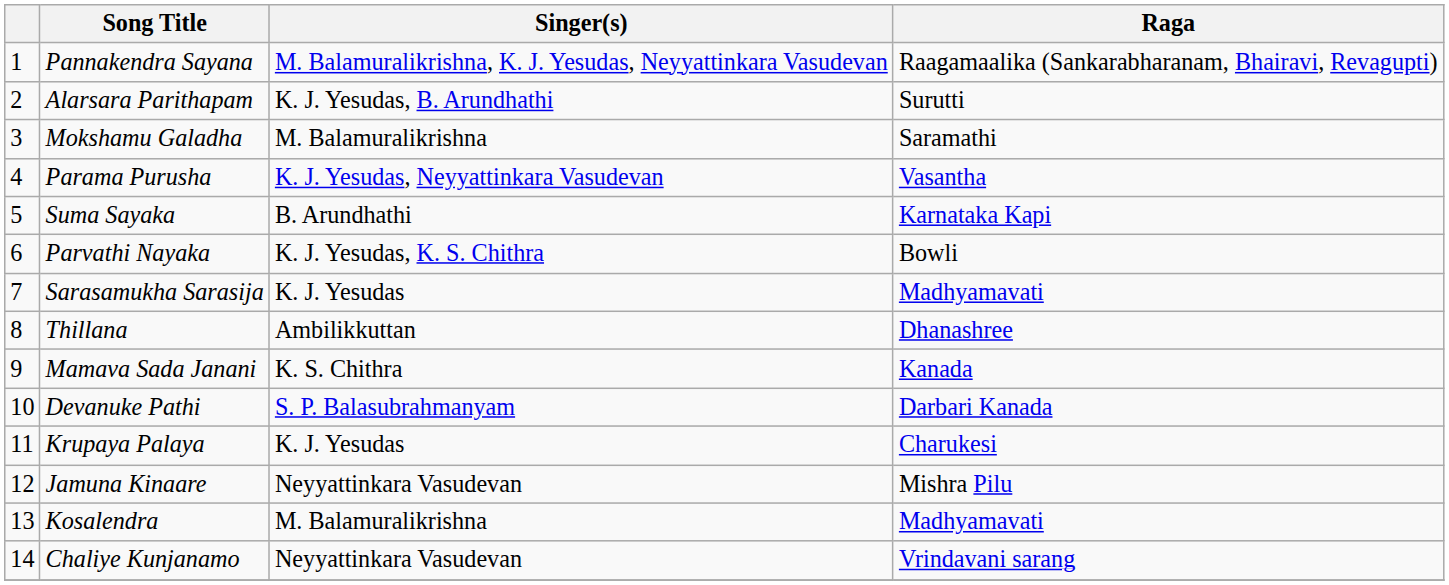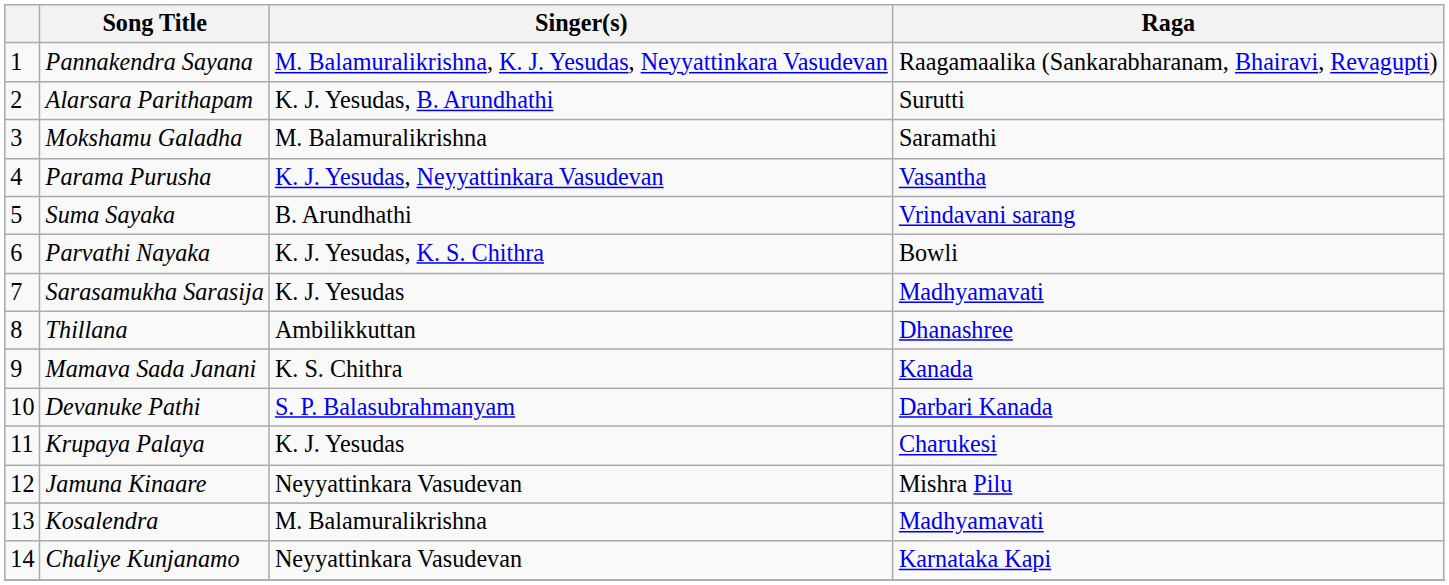(975, 215) Karnataka Kapi -> (987, 215) Vrindavani sarang
(987, 560) Vrindavani sarang -> (975, 560) Karnataka Kapi
